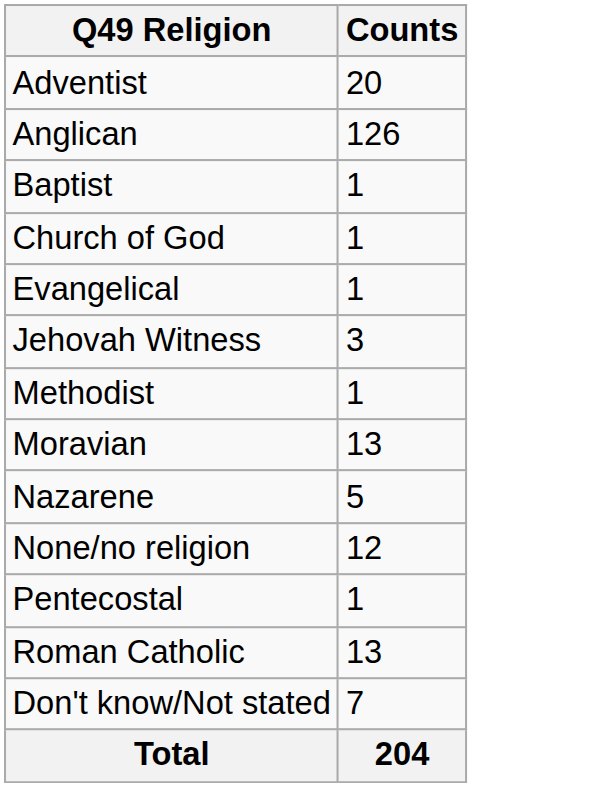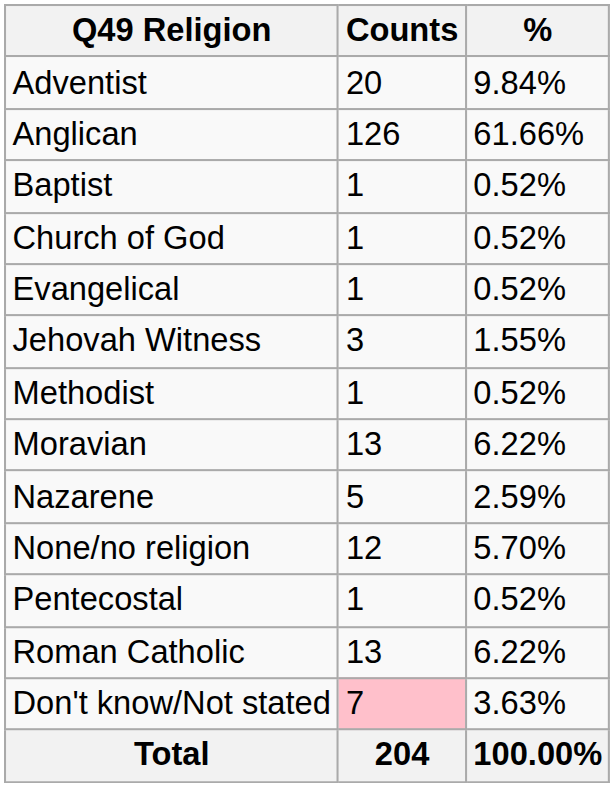+ column: (538, 30)
(355, 703) no background -> (355, 703) pink background
